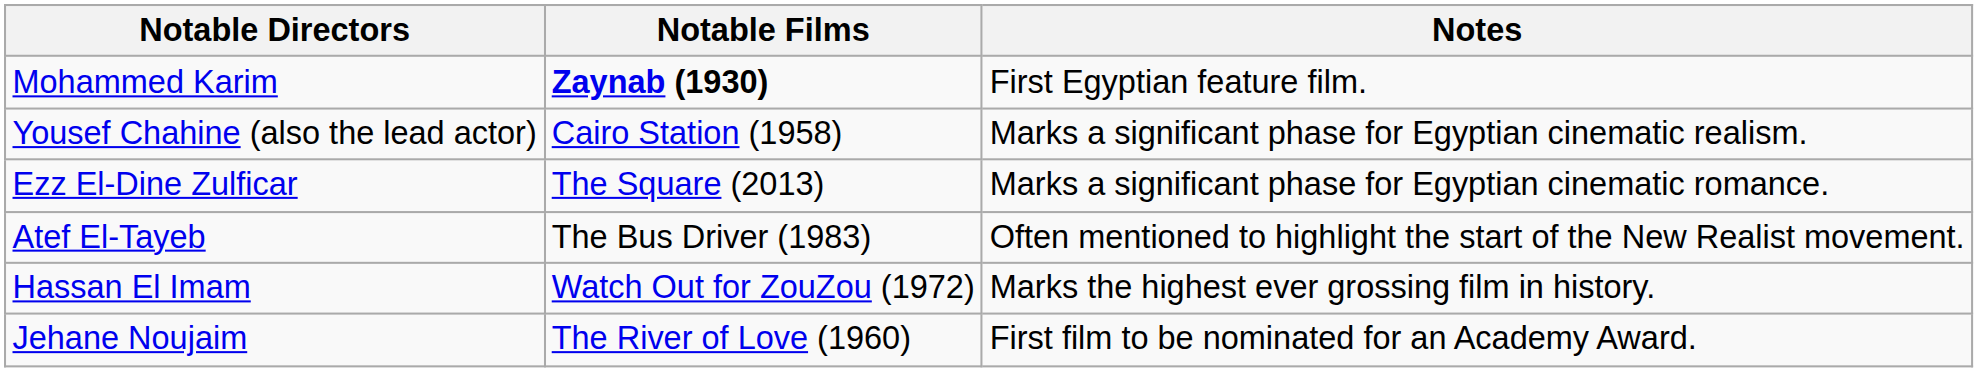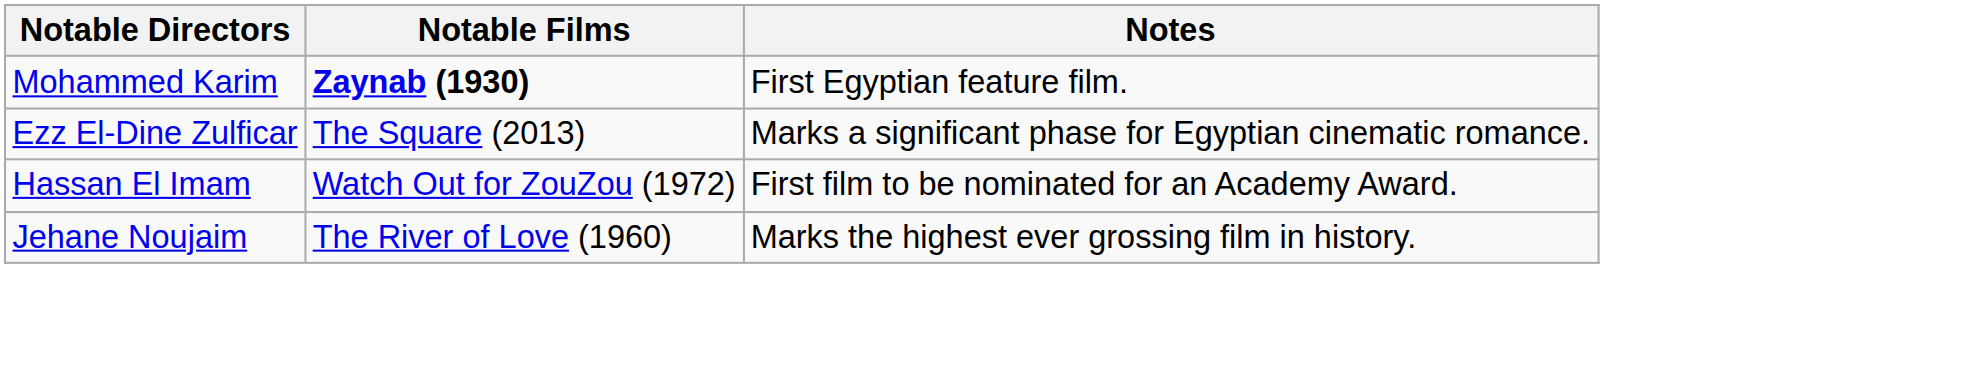- row: (275, 133)
- row: (109, 236)
(1322, 287) Marks the highest ever grossing film in history. -> (1104, 184) First film to be nominated for an Academy Award.
(1343, 339) First film to be nominated for an Academy Award. -> (1083, 236) Marks the highest ever grossing film in history.
